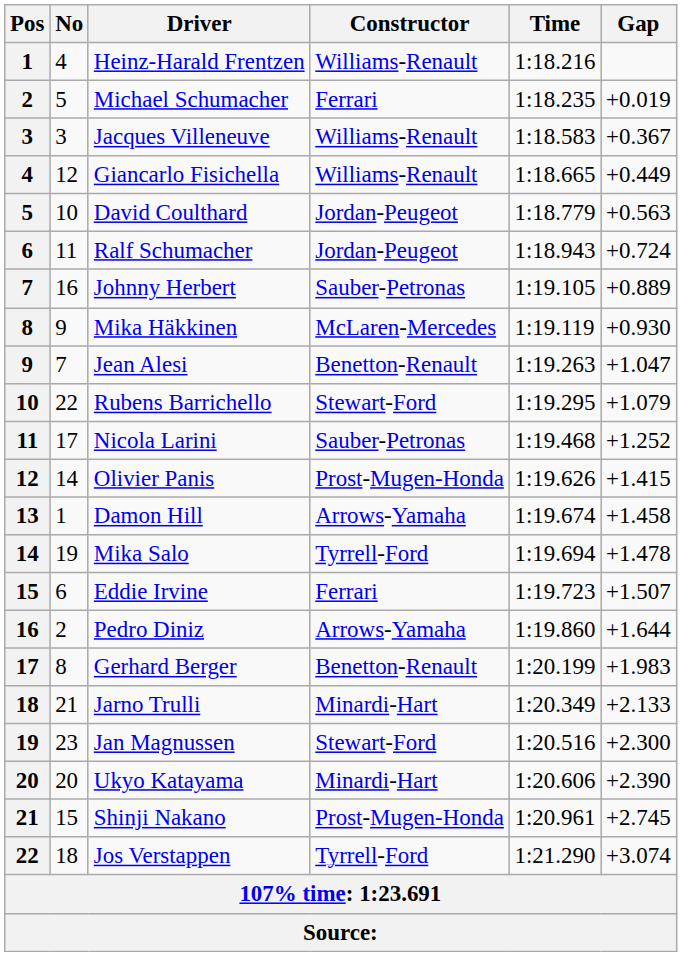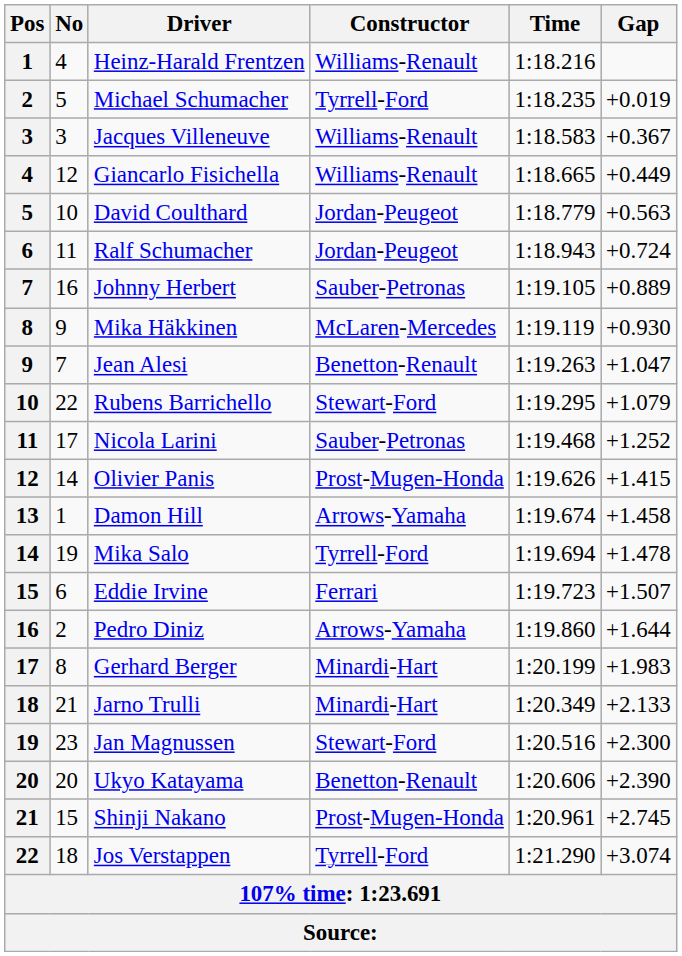(346, 99) Ferrari -> (372, 99) Tyrrell-Ford
(396, 666) Benetton-Renault -> (376, 666) Minardi-Hart
(376, 780) Minardi-Hart -> (396, 780) Benetton-Renault
